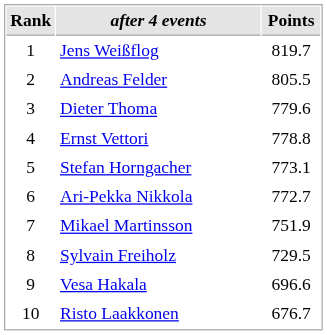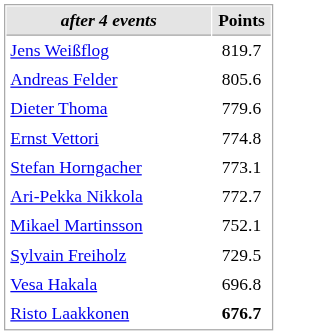- column: (31, 20)
(291, 80) 805.5 -> (241, 80) 805.6
(291, 138) 778.8 -> (241, 138) 774.8
(291, 226) 751.9 -> (241, 226) 752.1
(291, 284) 696.6 -> (241, 284) 696.8
(291, 313) normal -> (241, 313) bold
